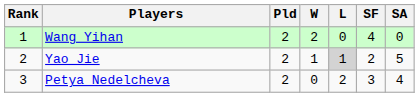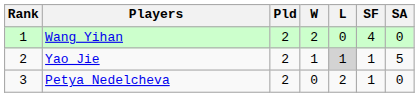(371, 59) 2 -> (371, 59) 1
(371, 81) 3 -> (371, 81) 1
(400, 81) 4 -> (400, 81) 0
